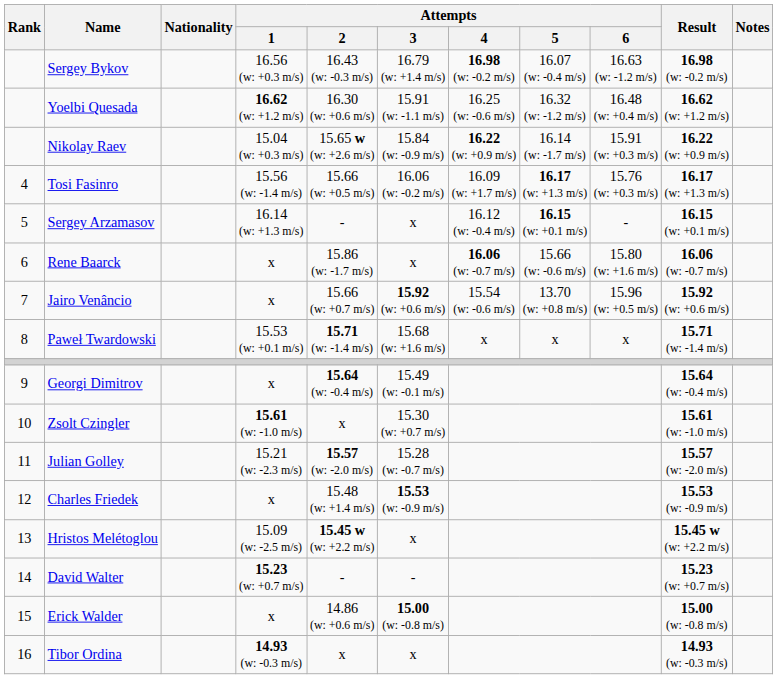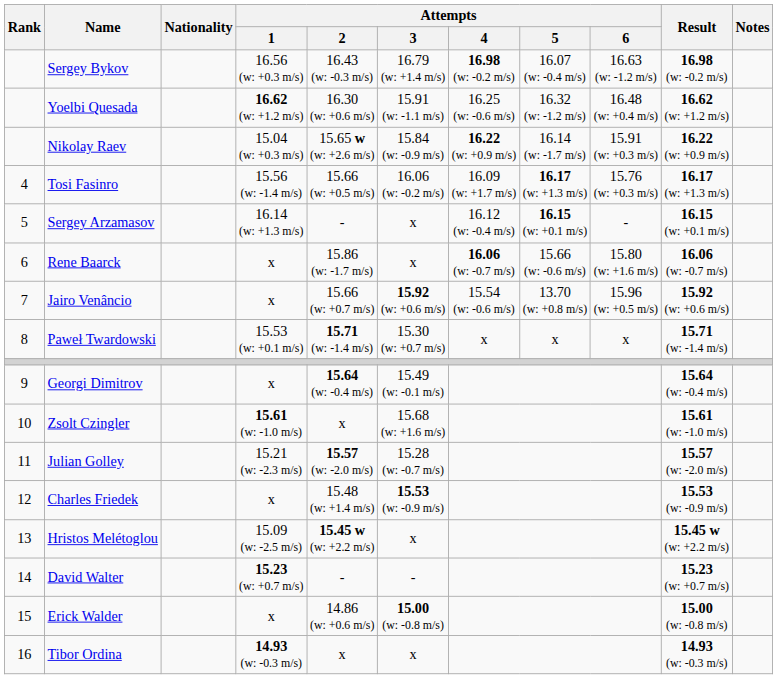(413, 339) 15.68 (w: +1.6 m/s) -> (413, 339) 15.30 (w: +0.7 m/s)
(413, 422) 15.30 (w: +0.7 m/s) -> (413, 422) 15.68 (w: +1.6 m/s)
